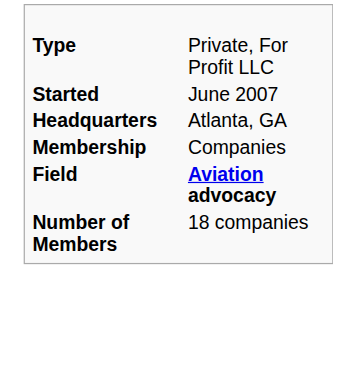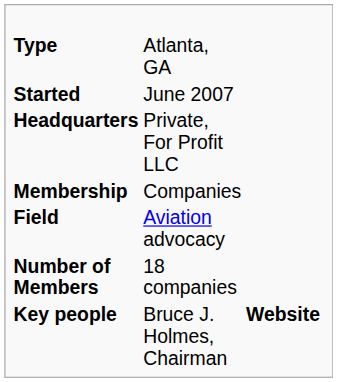(238, 57) Private, For Profit LLC -> (176, 57) Atlanta, GA
(237, 121) Atlanta, GA -> (183, 143) Private, For Profit LLC
(232, 185) bold -> (184, 229) normal
+ row: (65, 315)
